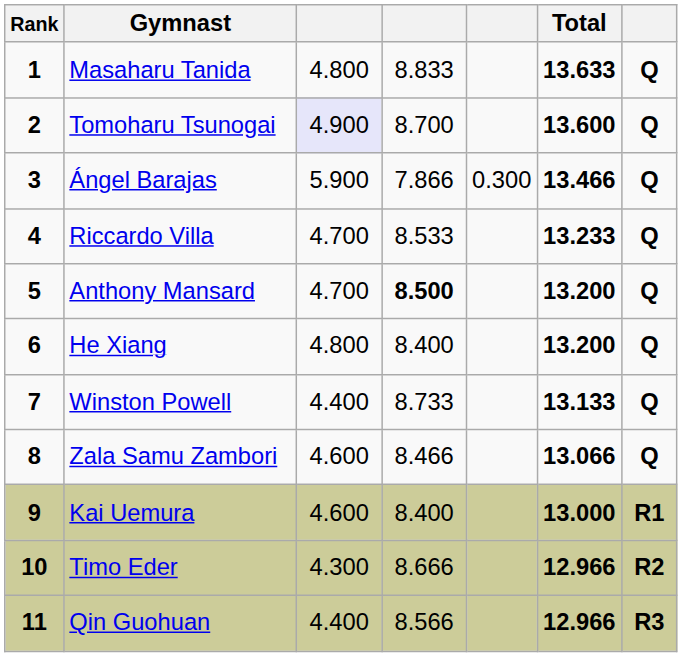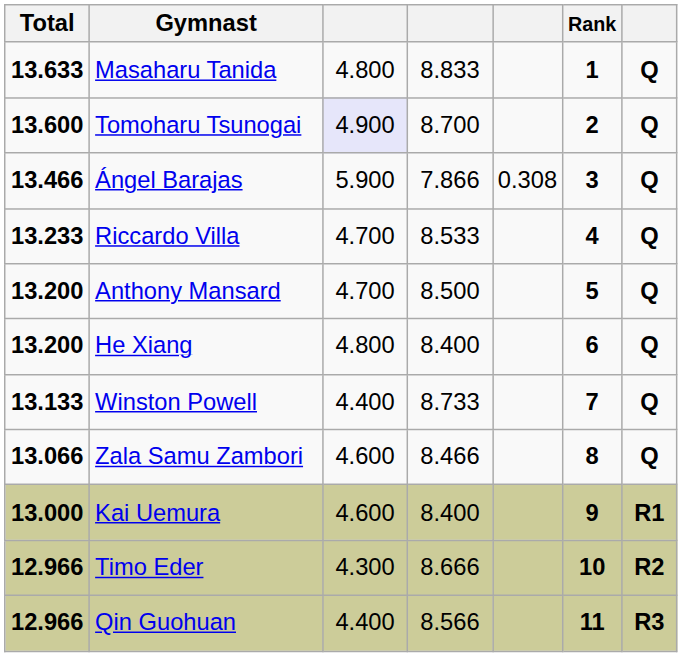columns swapped: (34, 24) <-> (579, 23)
(502, 180) 0.300 -> (527, 180) 0.308
(424, 290) bold -> (450, 290) normal
